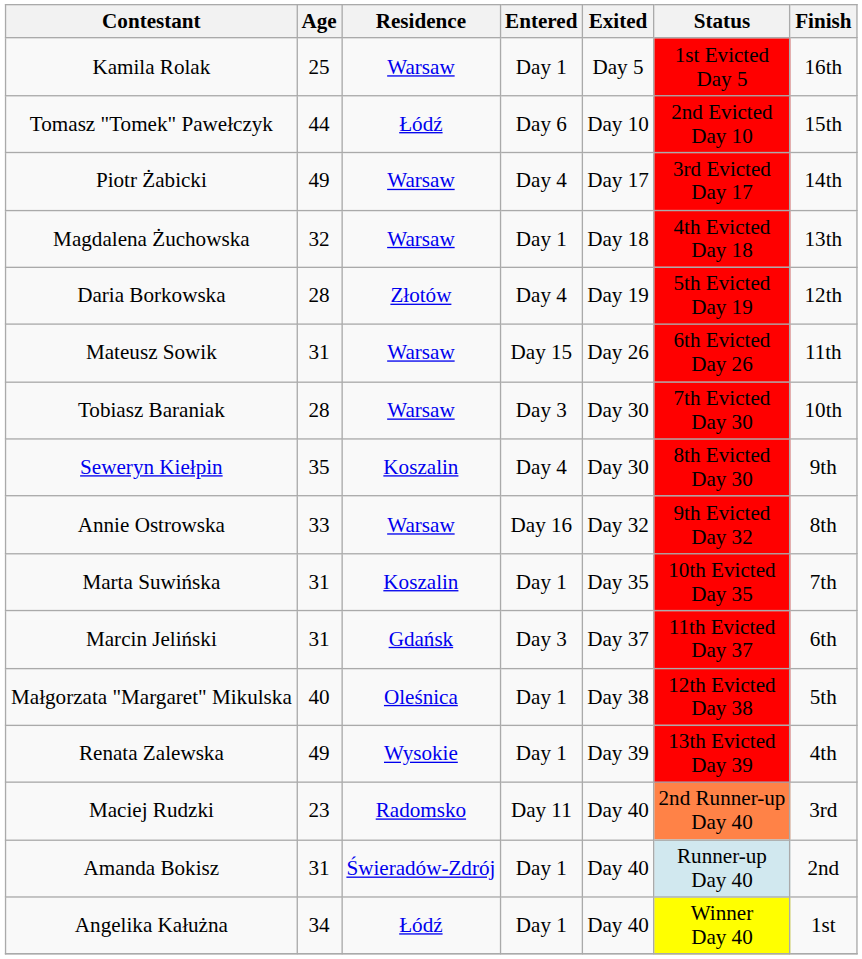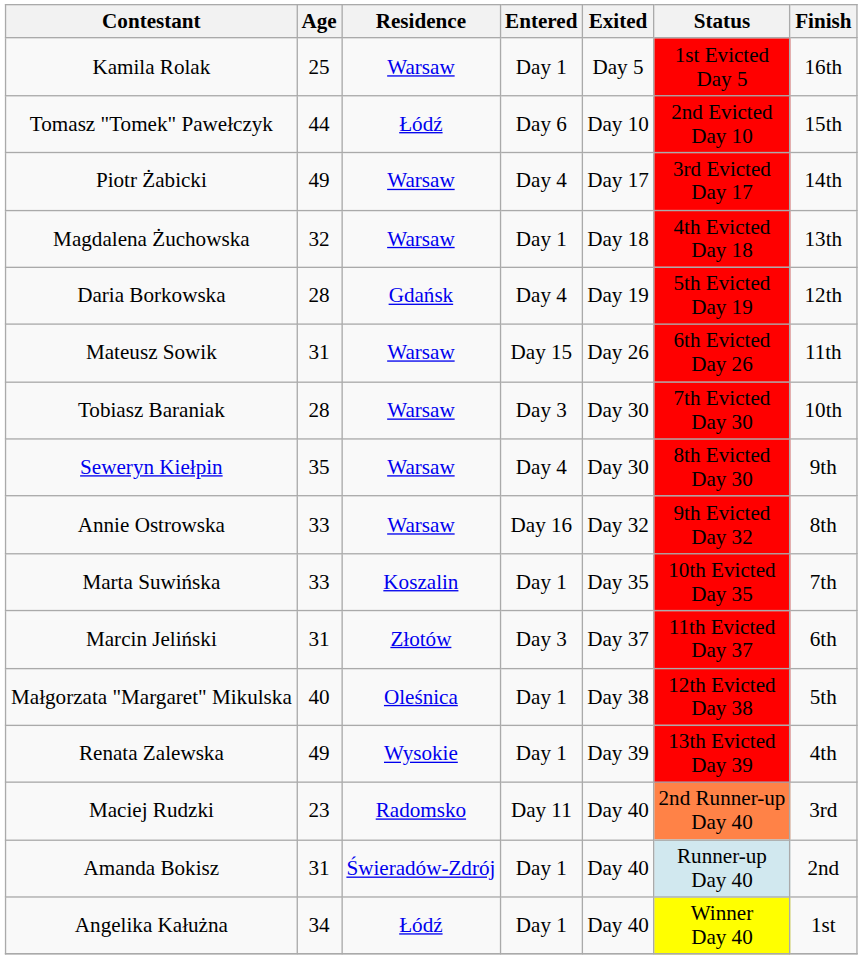(421, 295) Złotów -> (421, 295) Gdańsk
(421, 467) Koszalin -> (421, 467) Warsaw
(319, 581) 31 -> (319, 581) 33
(421, 639) Gdańsk -> (421, 639) Złotów
